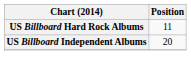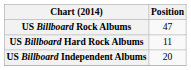+ row: (77, 27)
